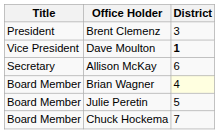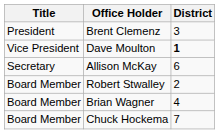+ row: (125, 84)
(177, 84) lightyellow background -> (177, 102) no background
- row: (117, 102)
